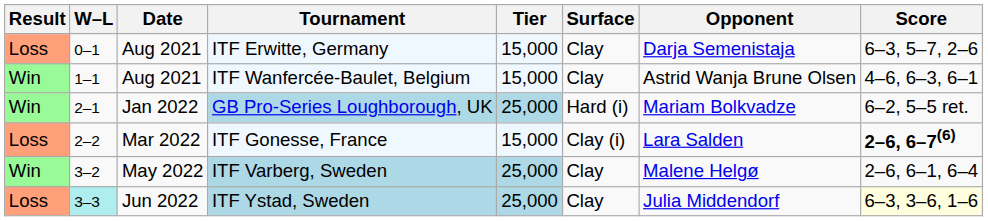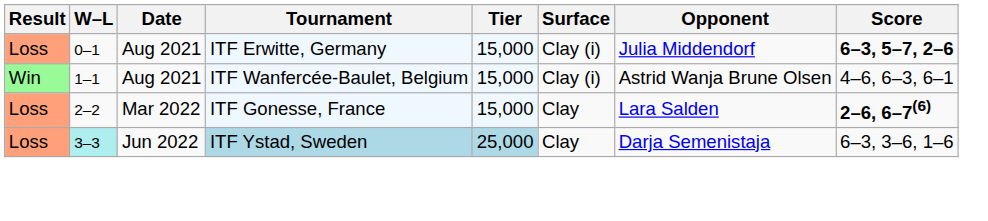(585, 48) Clay -> (571, 48) Clay (i)
(719, 48) Darja Semenistaja -> (687, 48) Julia Middendorf
(921, 48) normal -> (897, 48) bold
(585, 78) Clay -> (571, 78) Clay (i)
- row: (352, 107)
(596, 139) Clay (i) -> (561, 110) Clay
- row: (299, 171)
(711, 200) Julia Middendorf -> (694, 141) Darja Semenistaja
(921, 200) lightyellow background -> (897, 141) no background
